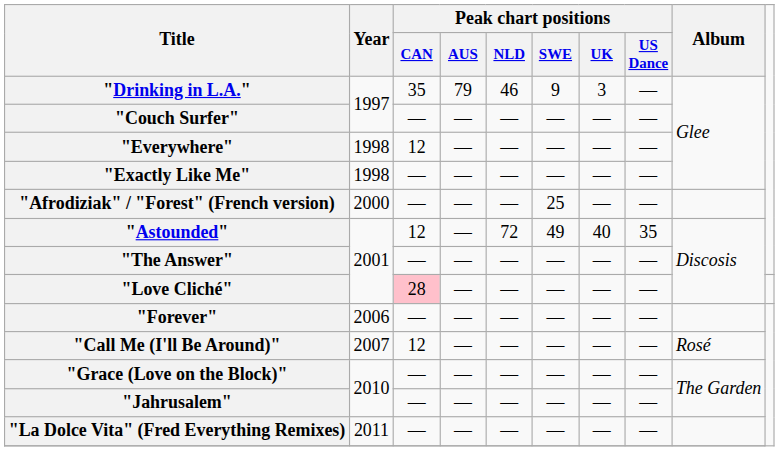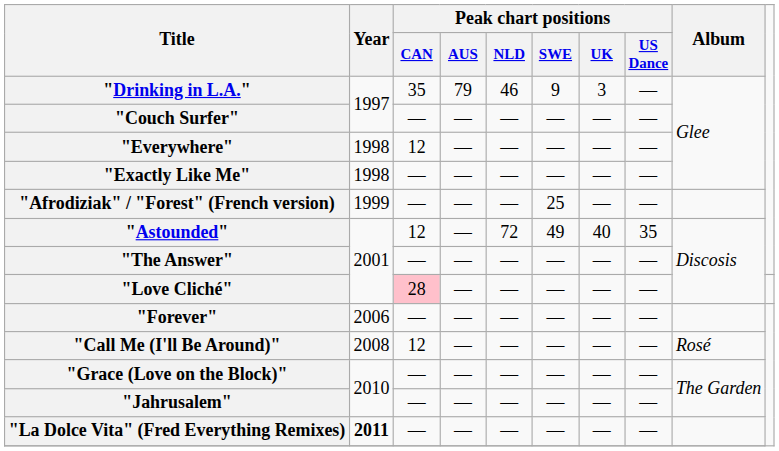(371, 203) 2000 -> (371, 203) 1999
(371, 345) 2007 -> (371, 345) 2008
(371, 431) normal -> (371, 431) bold
